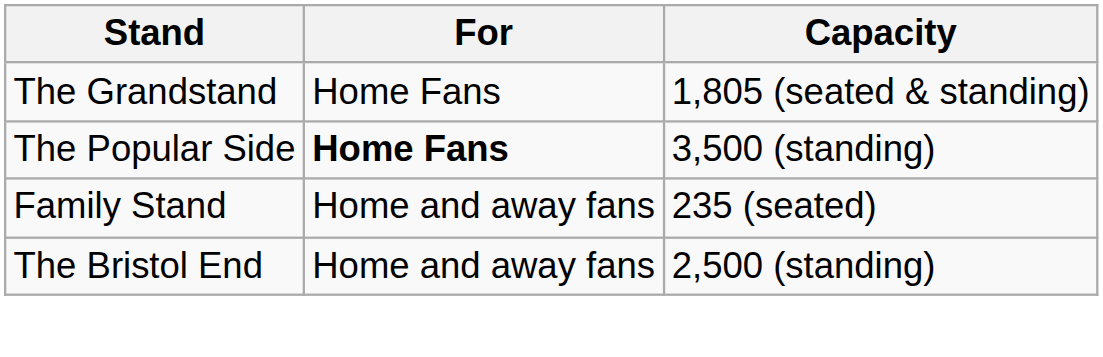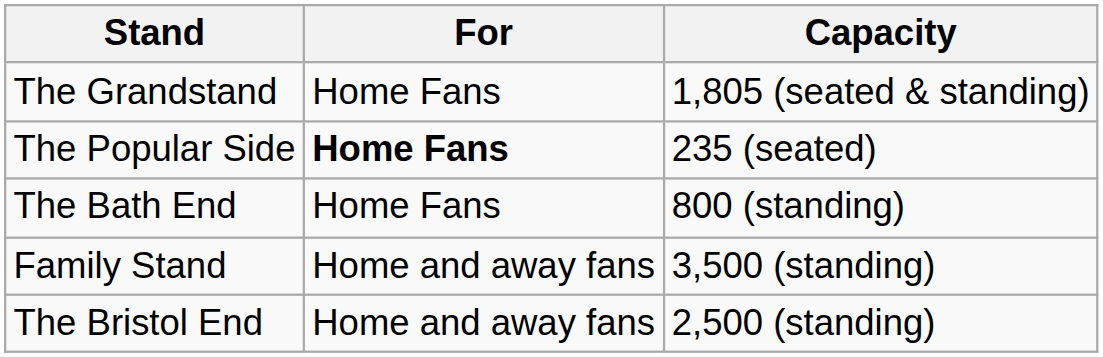(804, 149) 3,500 (standing) -> (774, 149) 235 (seated)
+ row: (125, 206)
(774, 206) 235 (seated) -> (804, 264) 3,500 (standing)
